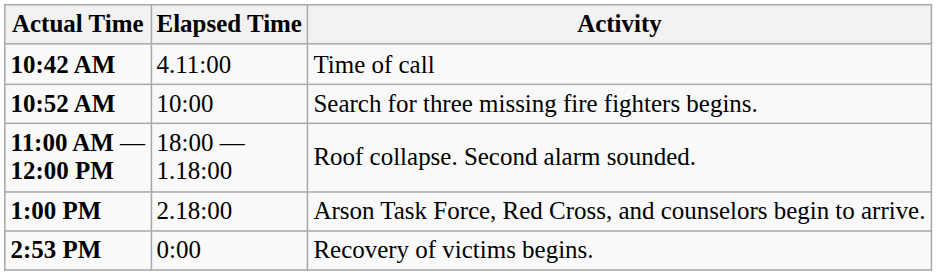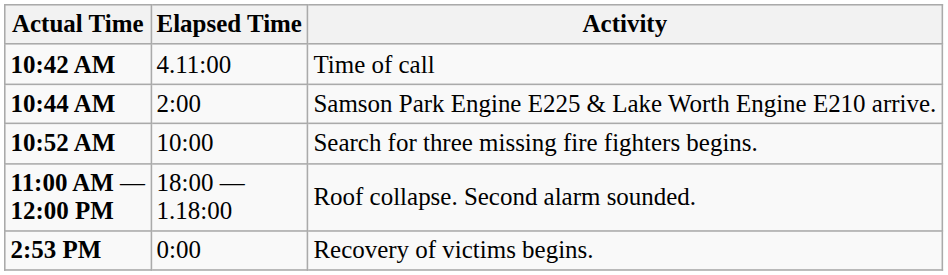+ row: (63, 103)
- row: (56, 210)
